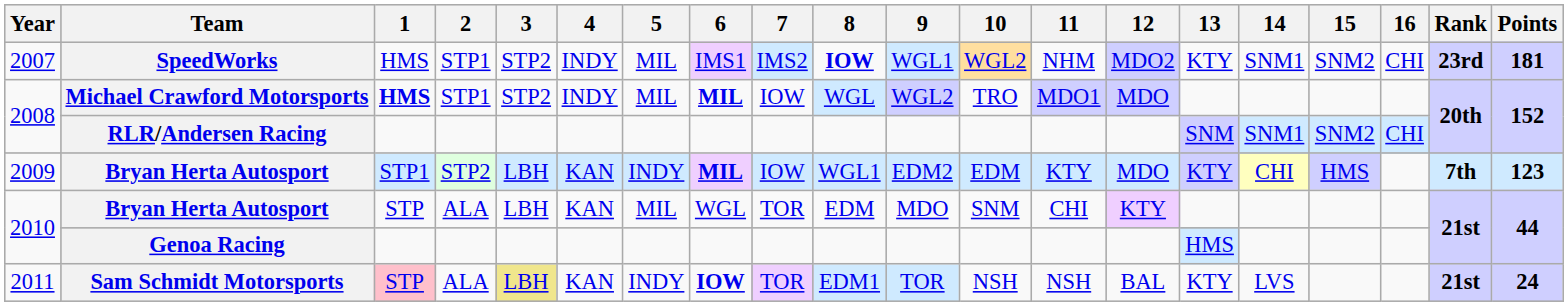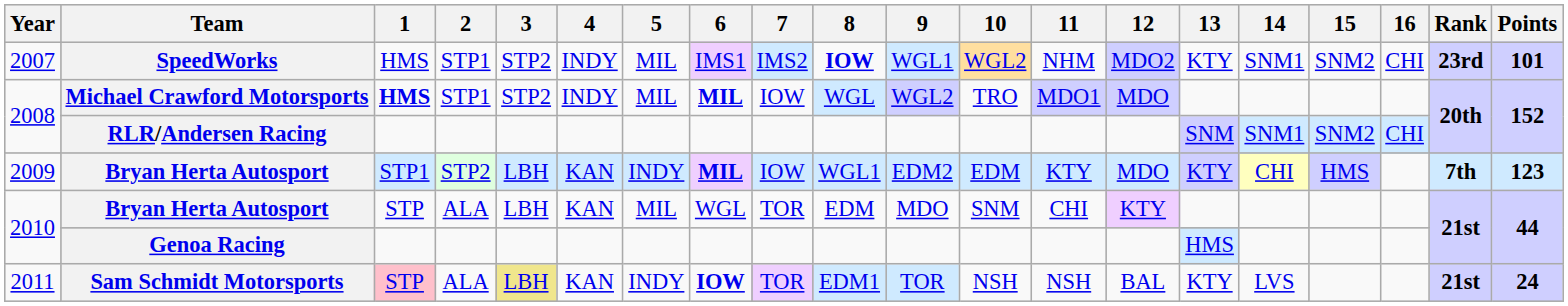(1527, 60) 181 -> (1527, 60) 101
